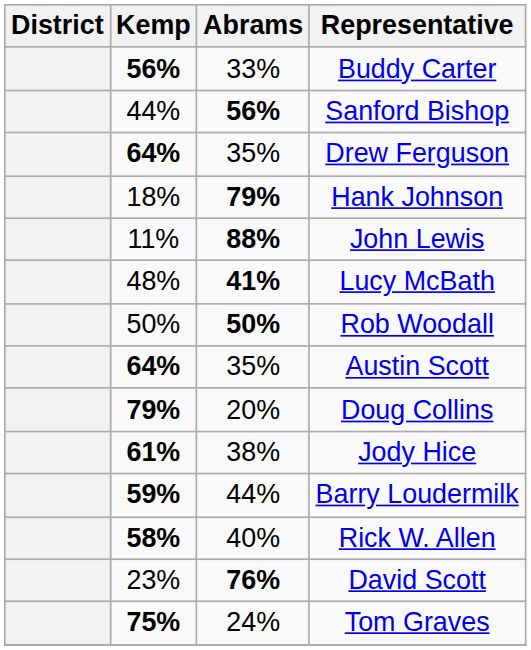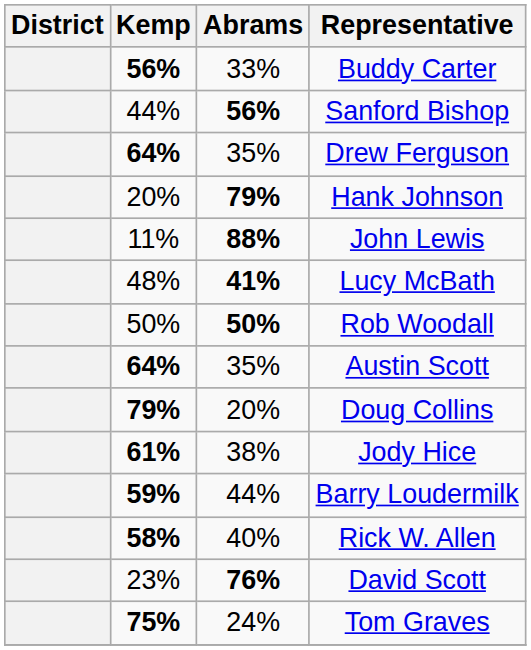(153, 196) 18% -> (153, 196) 20%
